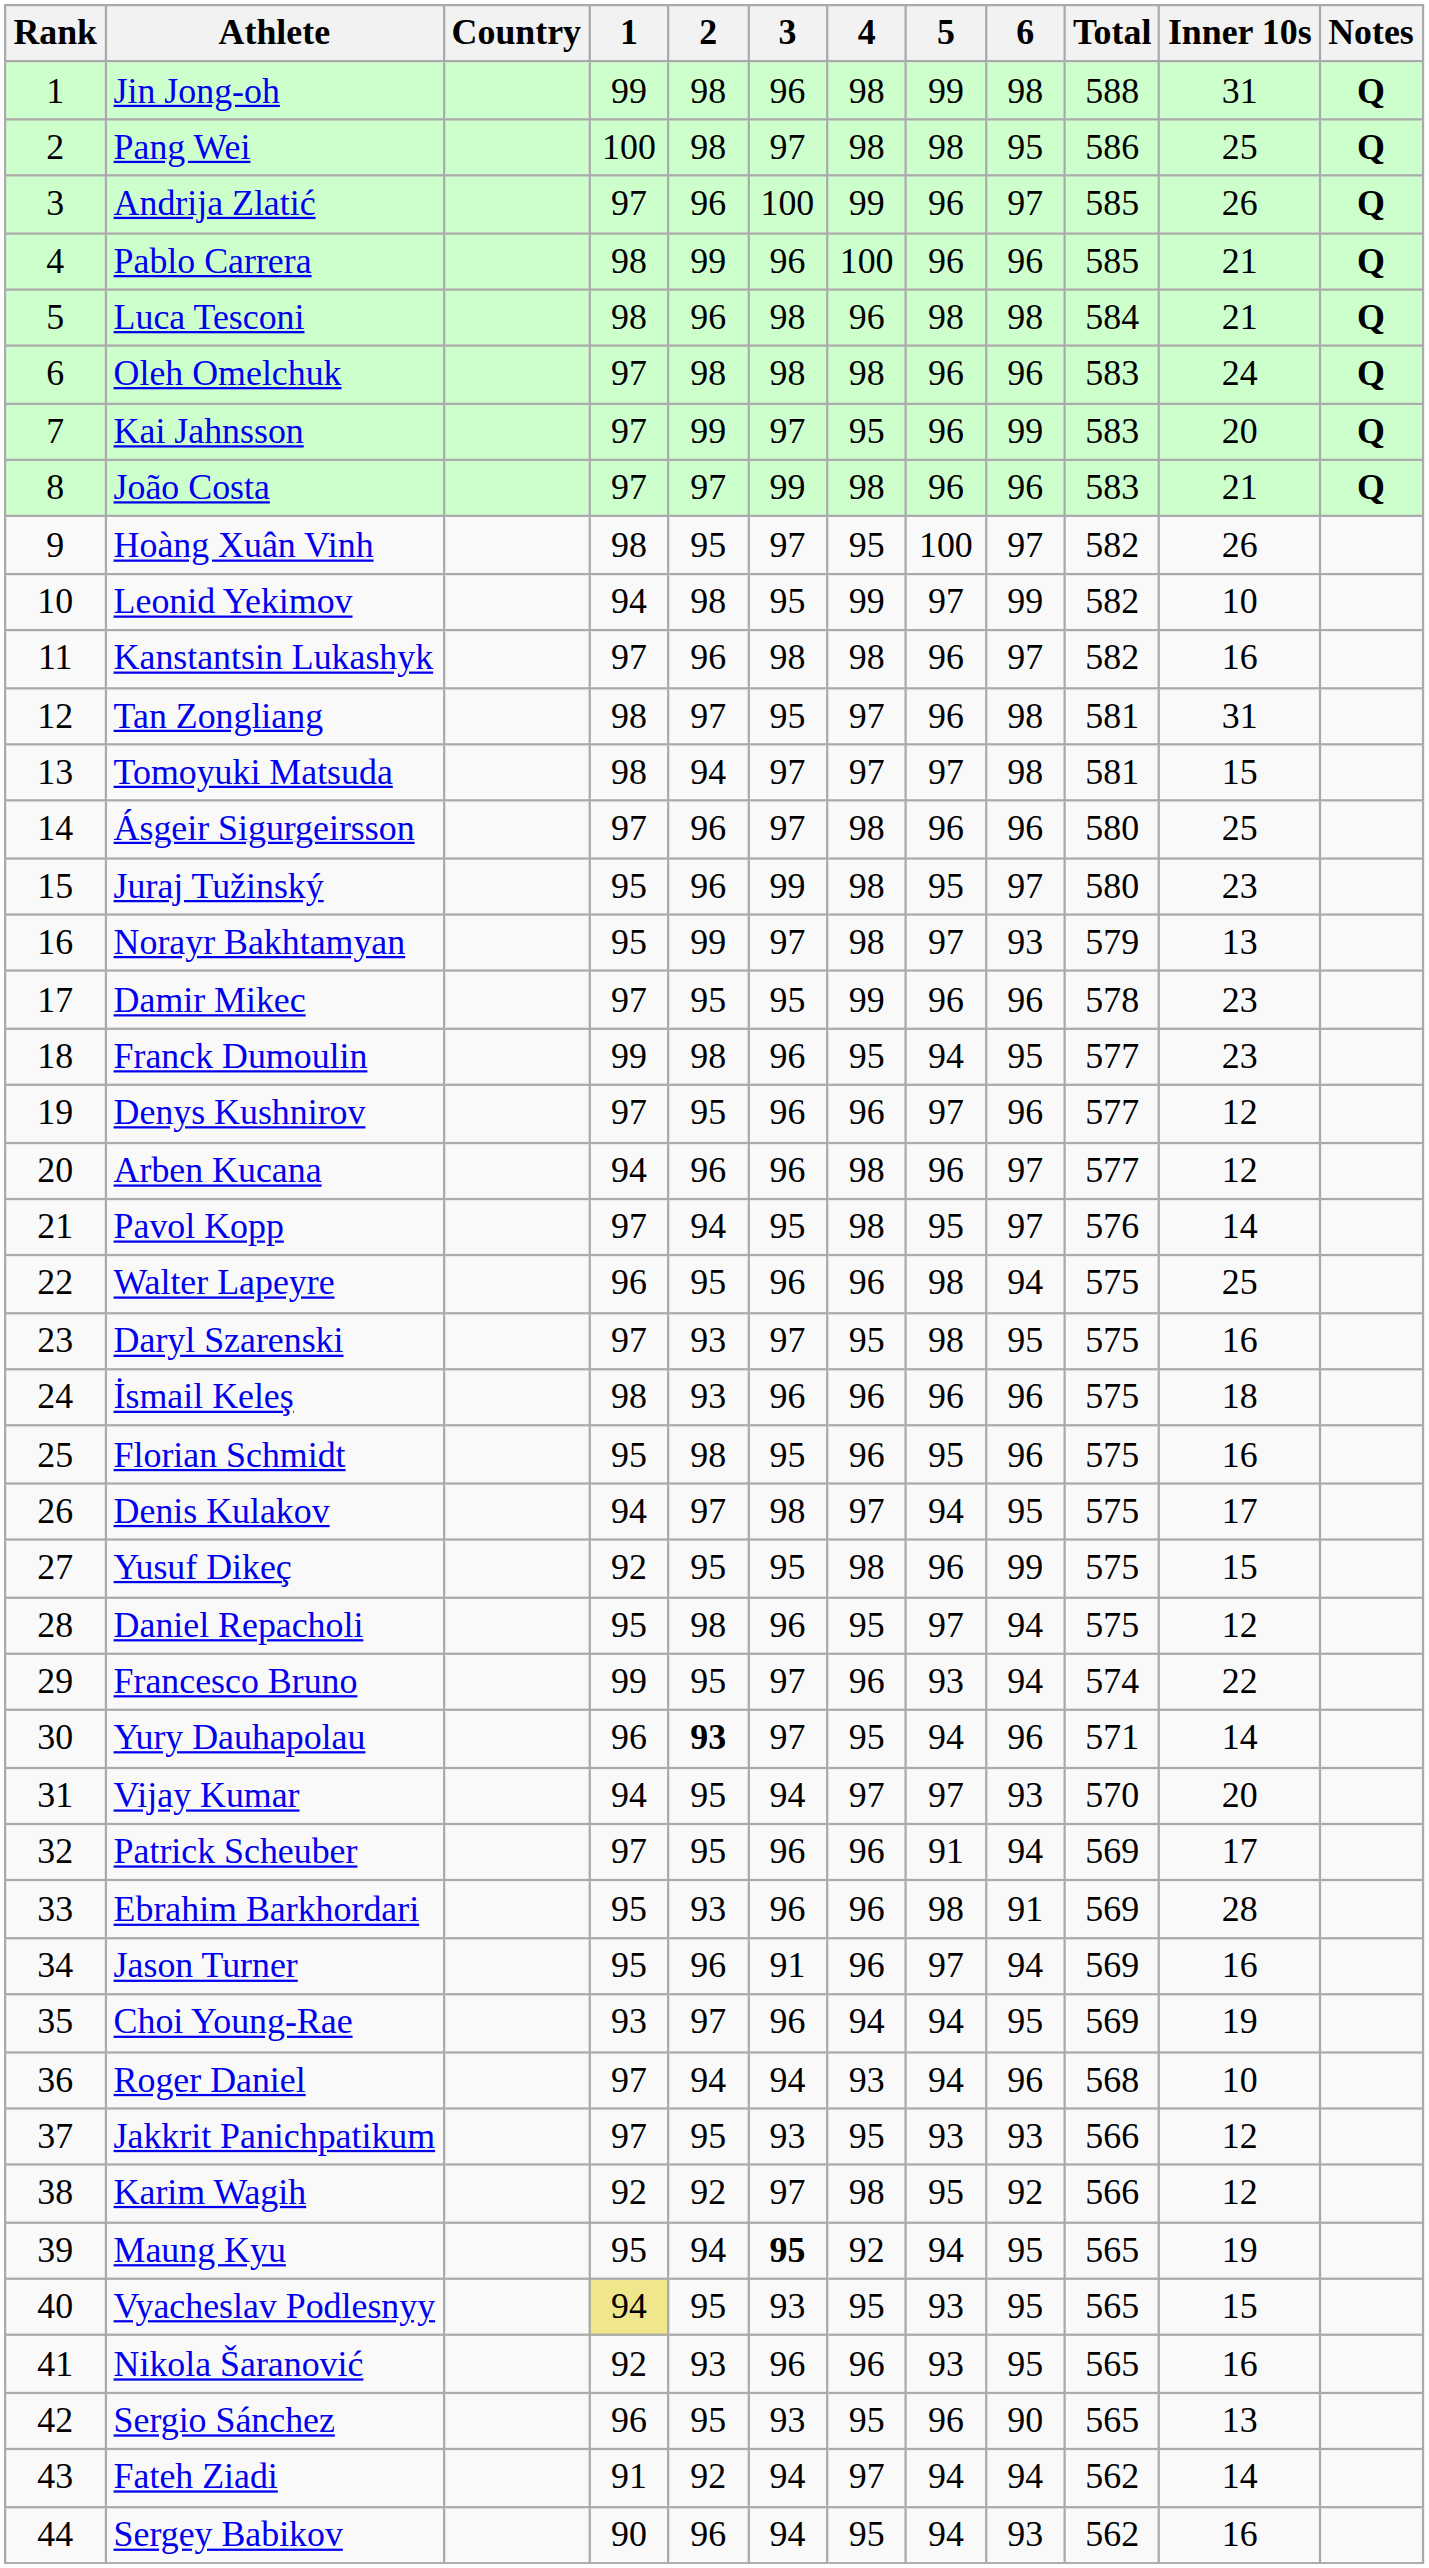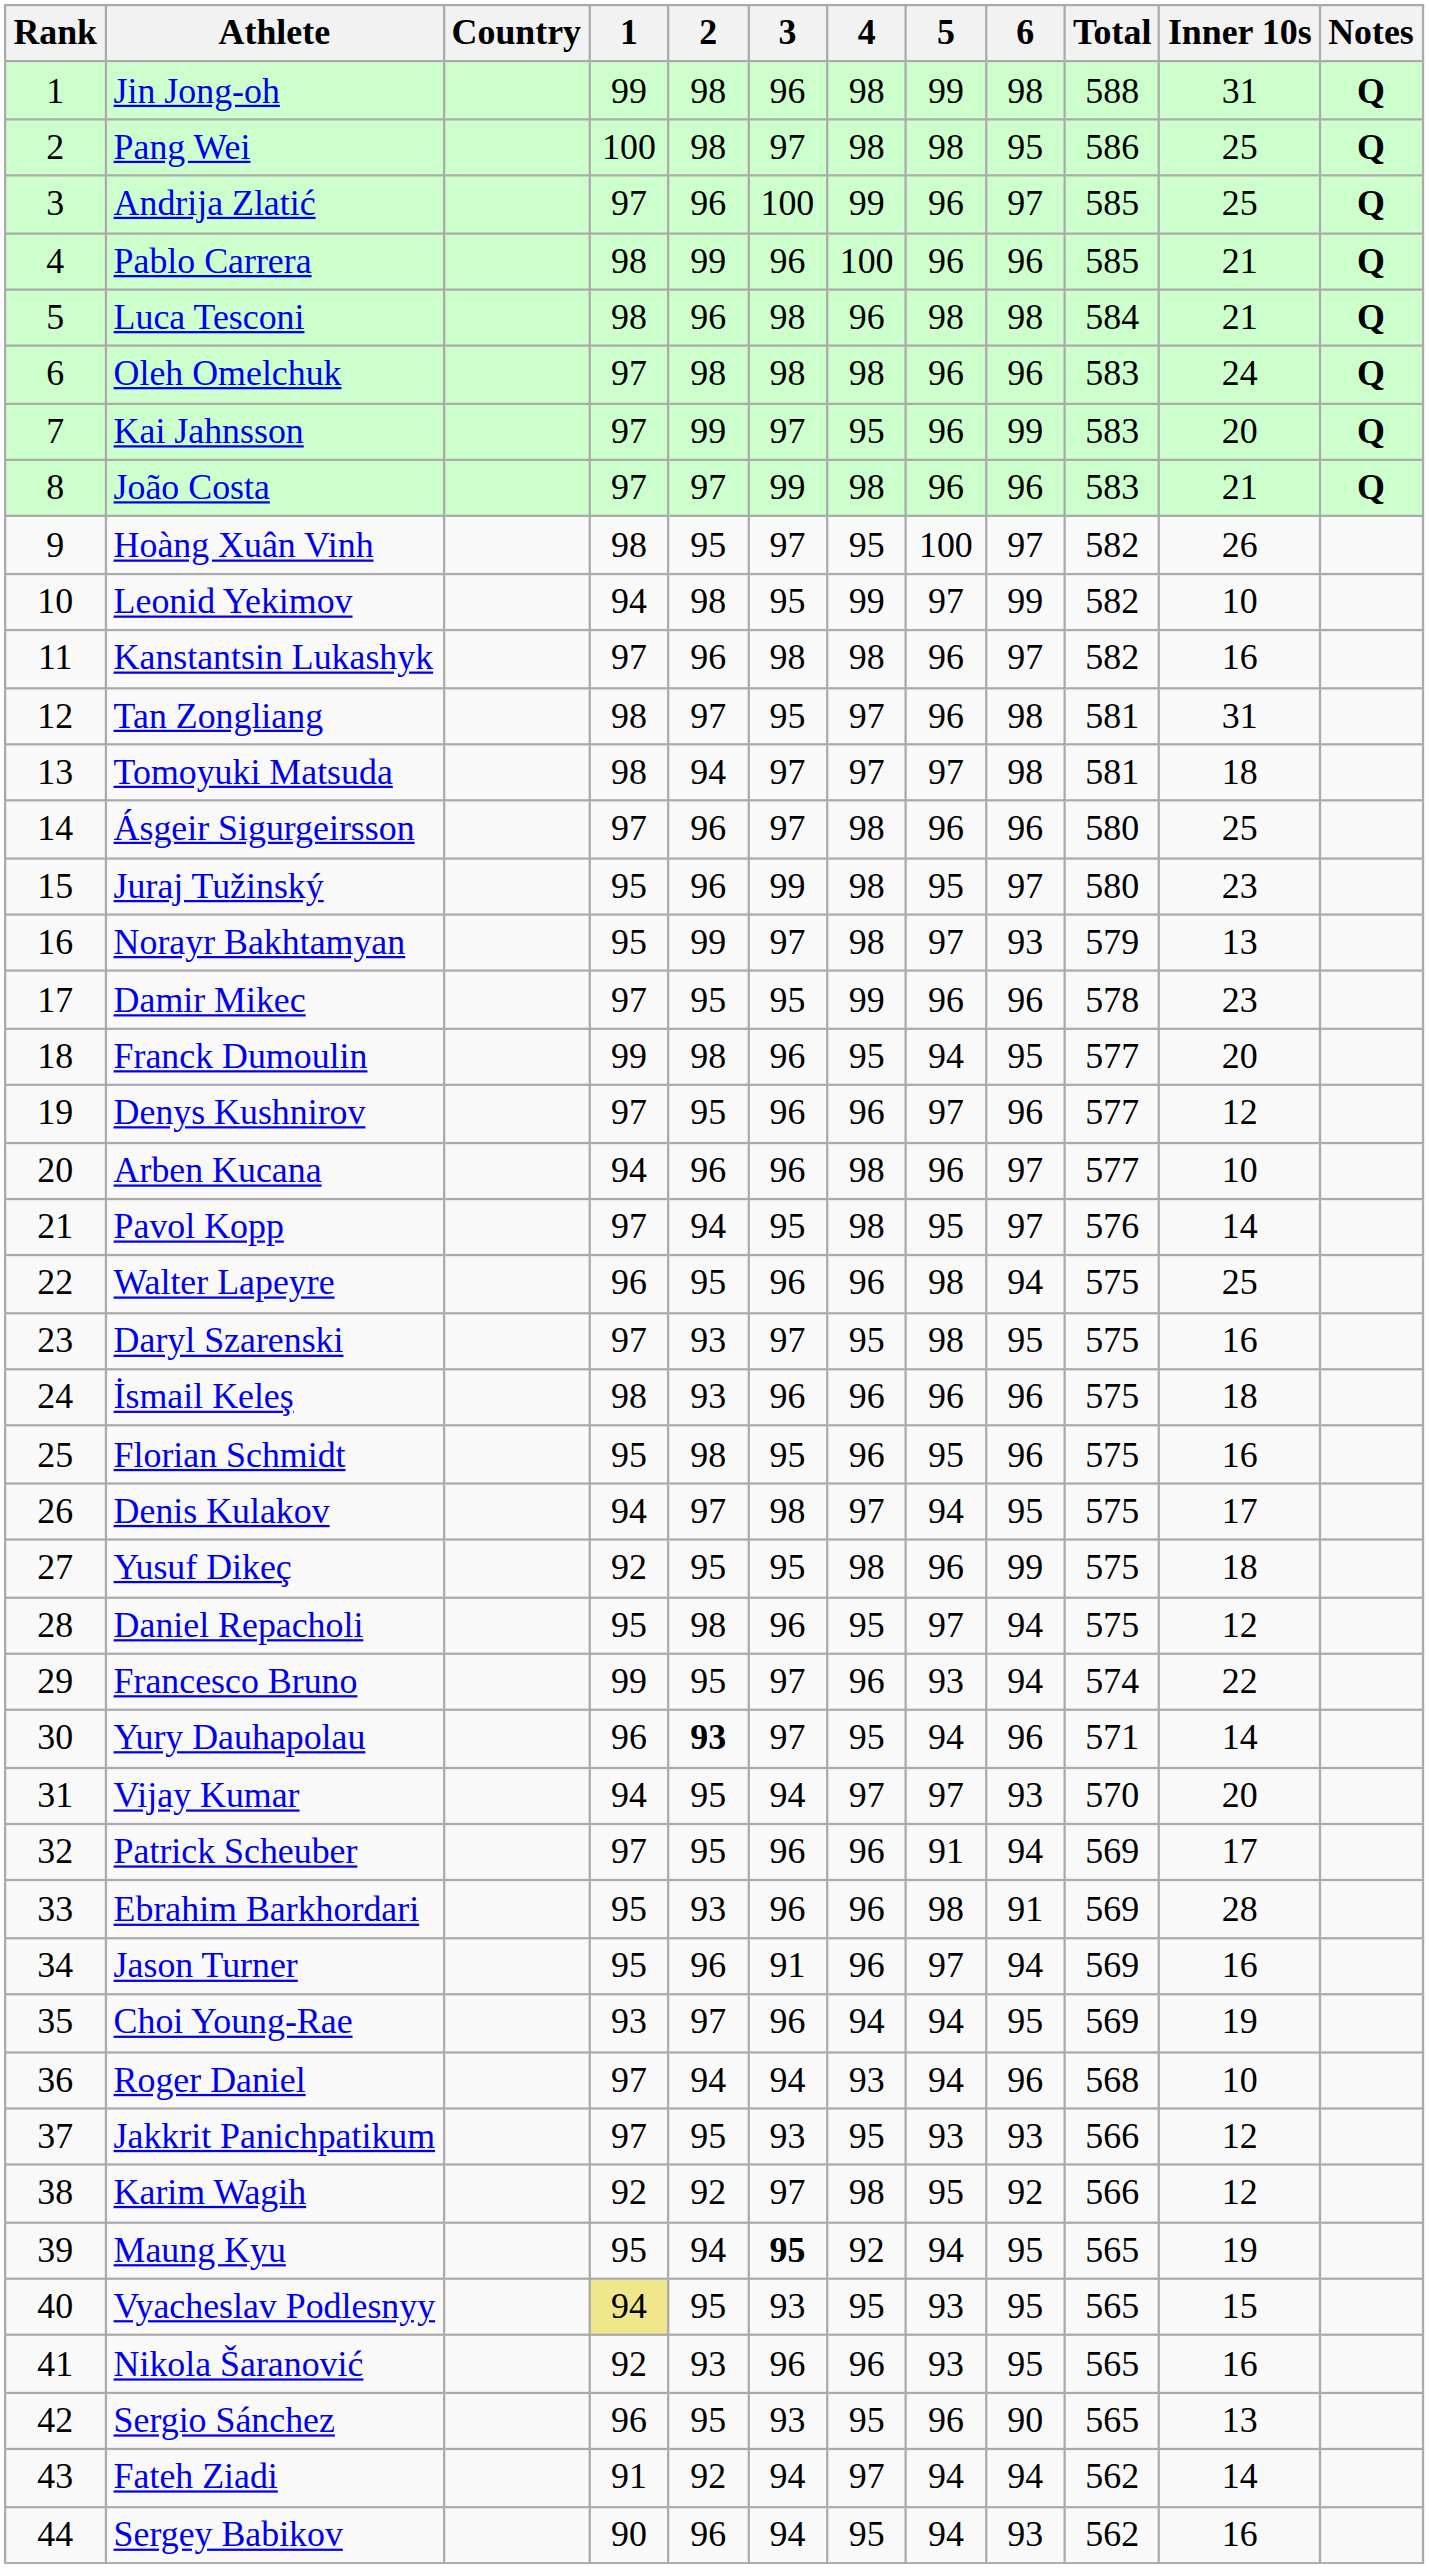(1240, 203) 26 -> (1240, 203) 25
(1240, 771) 15 -> (1240, 771) 18
(1240, 1056) 23 -> (1240, 1056) 20
(1240, 1169) 12 -> (1240, 1169) 10
(1240, 1567) 15 -> (1240, 1567) 18
